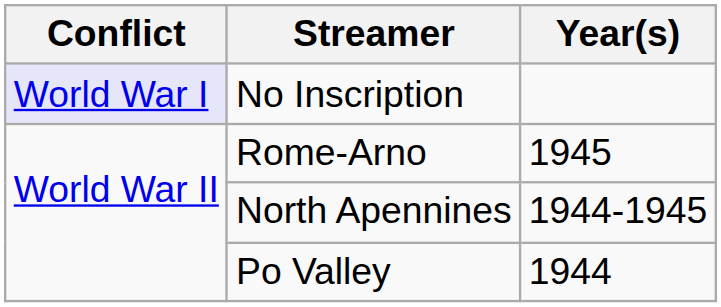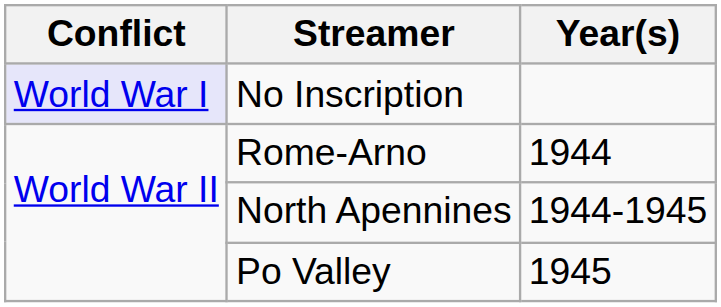(570, 152) 1945 -> (570, 152) 1944
(570, 270) 1944 -> (570, 270) 1945
